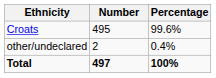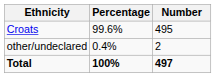columns swapped: (119, 13) <-> (180, 13)
